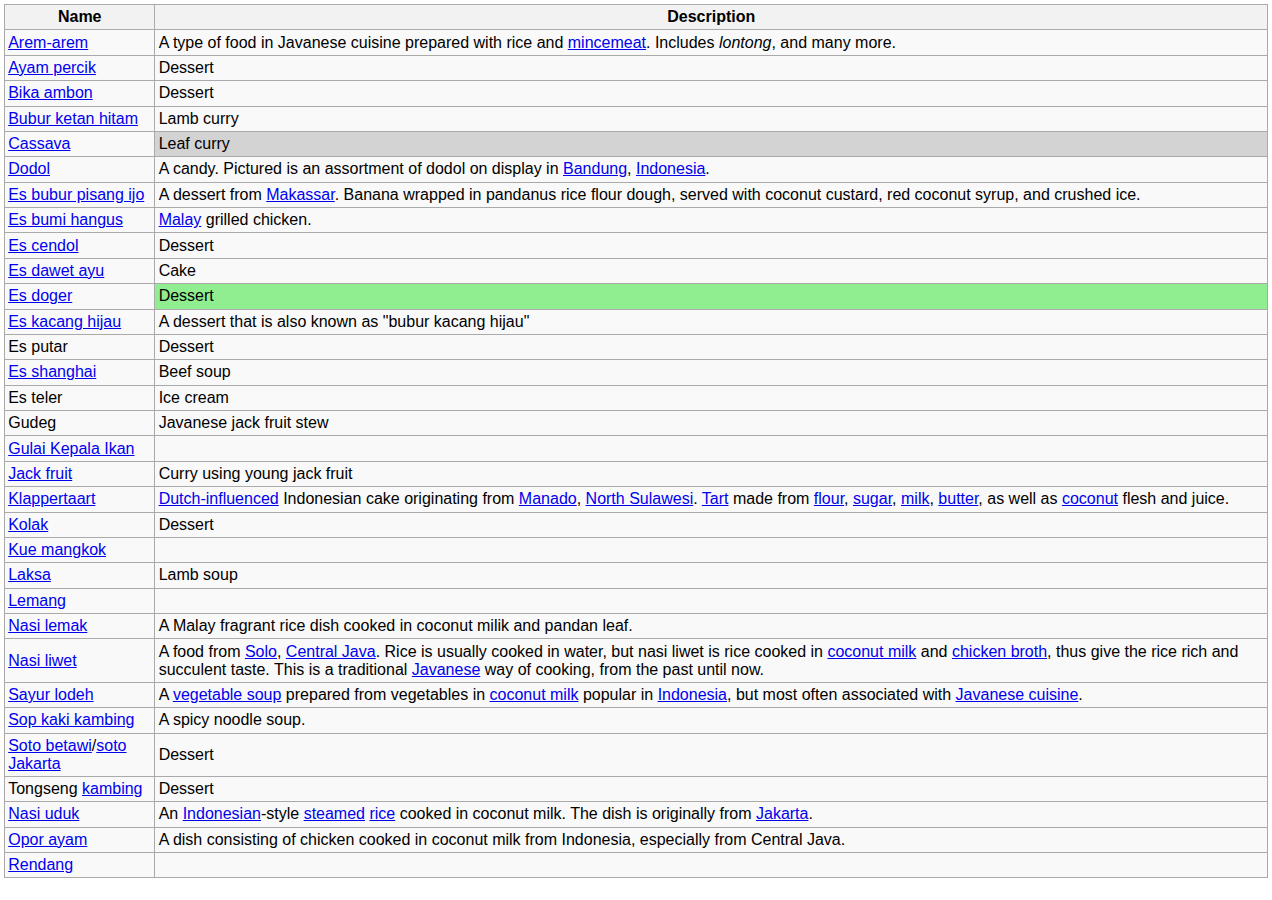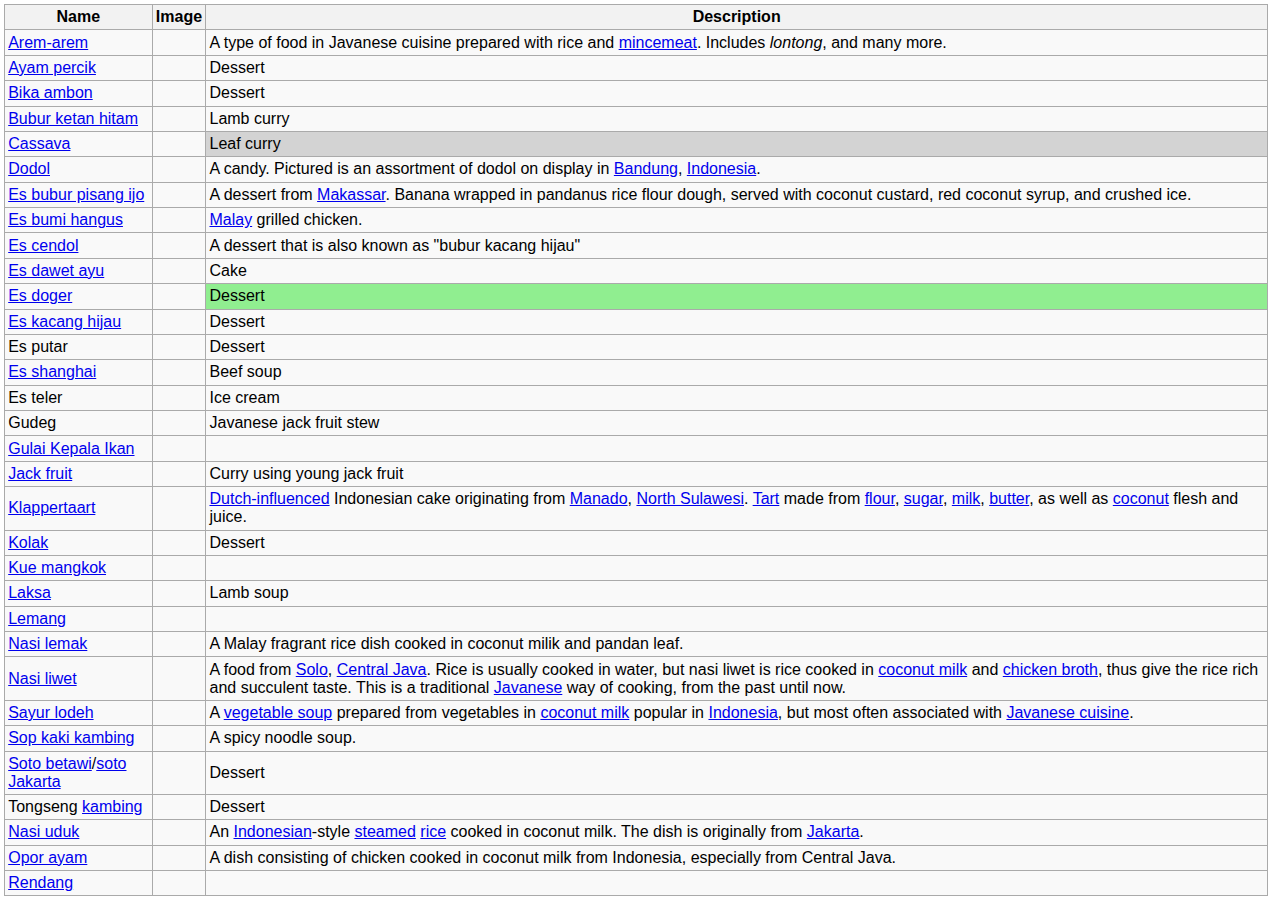+ column: (179, 17)
(186, 245) Dessert -> (395, 245) A dessert that is also known as "bubur kacang hijau"
(344, 321) A dessert that is also known as "bubur kacang hijau" -> (237, 321) Dessert
